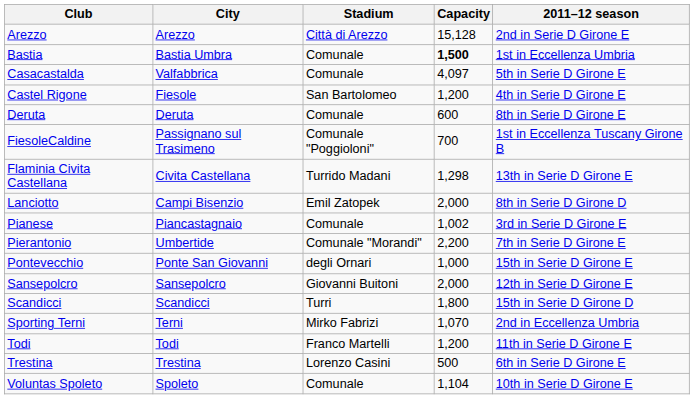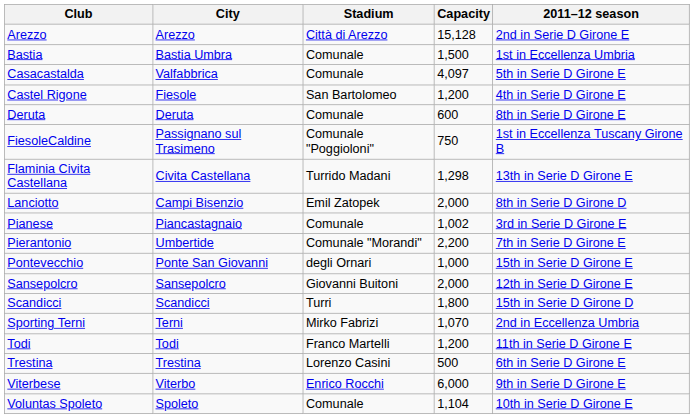(453, 54) bold -> (453, 54) normal
(448, 141) 700 -> (448, 141) 750
+ row: (34, 383)
